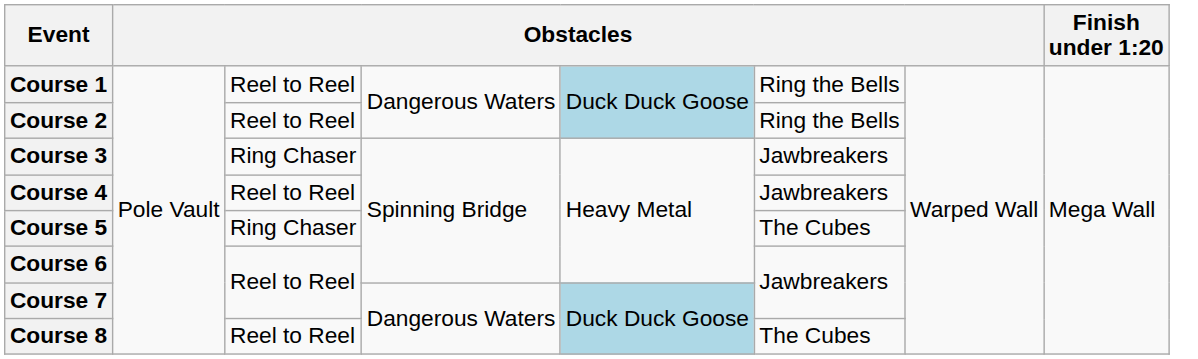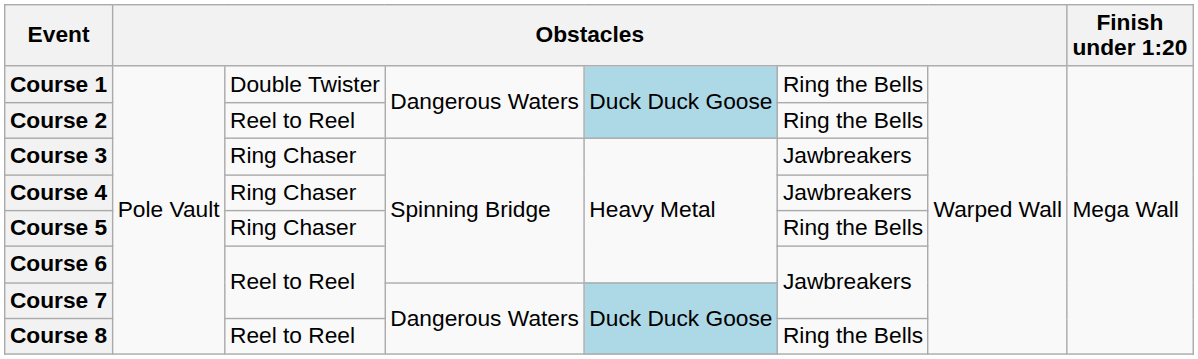(293, 84) Reel to Reel -> (305, 84) Double Twister
(293, 192) Reel to Reel -> (293, 192) Ring Chaser
(815, 228) The Cubes -> (853, 228) Ring the Bells
(815, 336) The Cubes -> (853, 336) Ring the Bells
